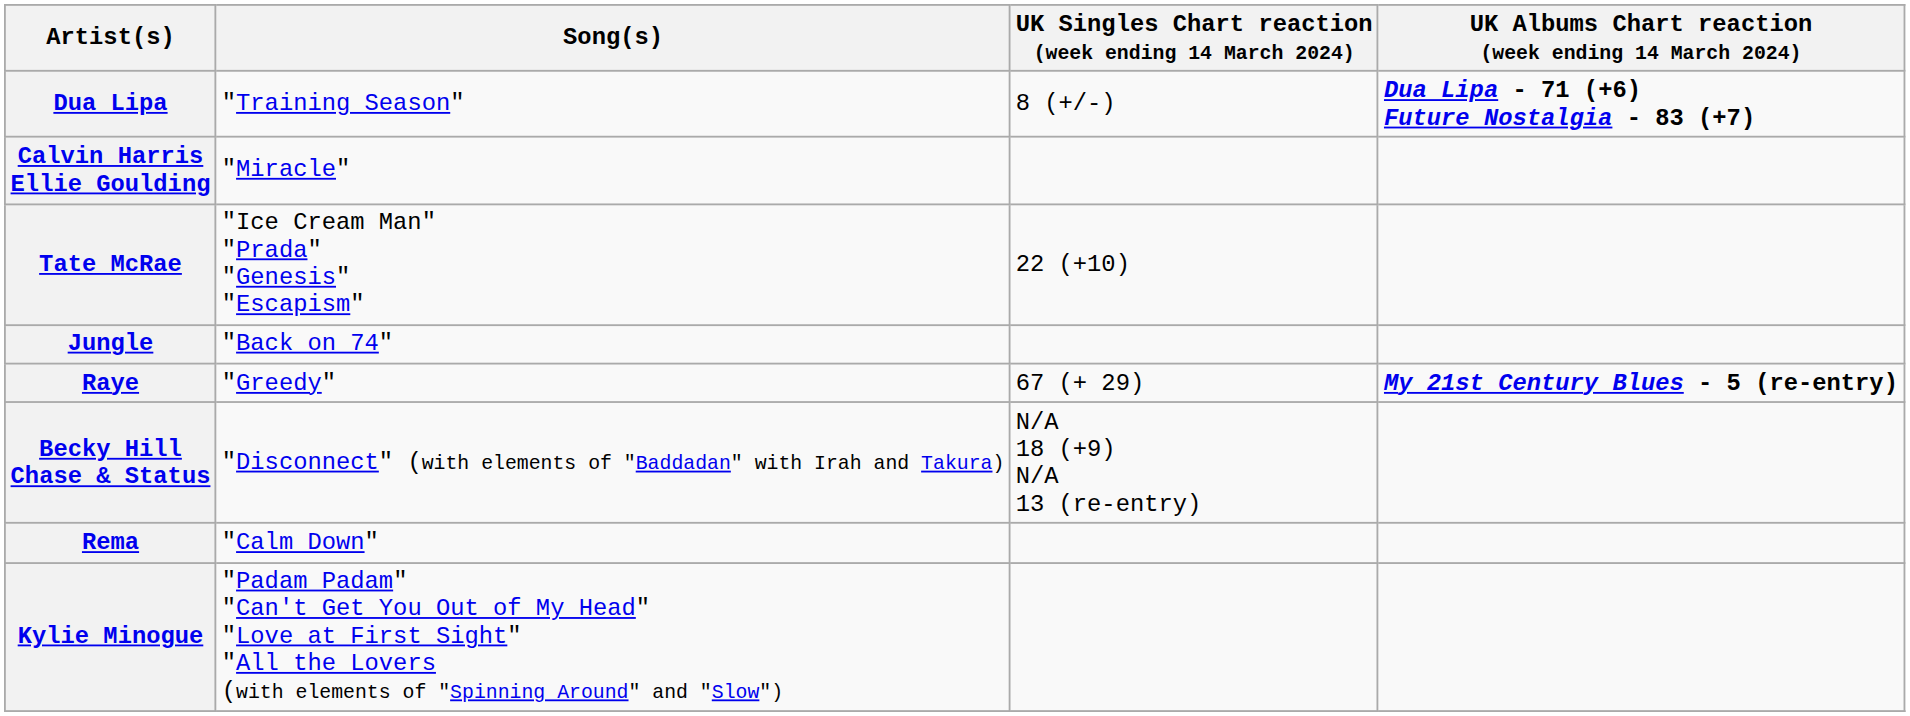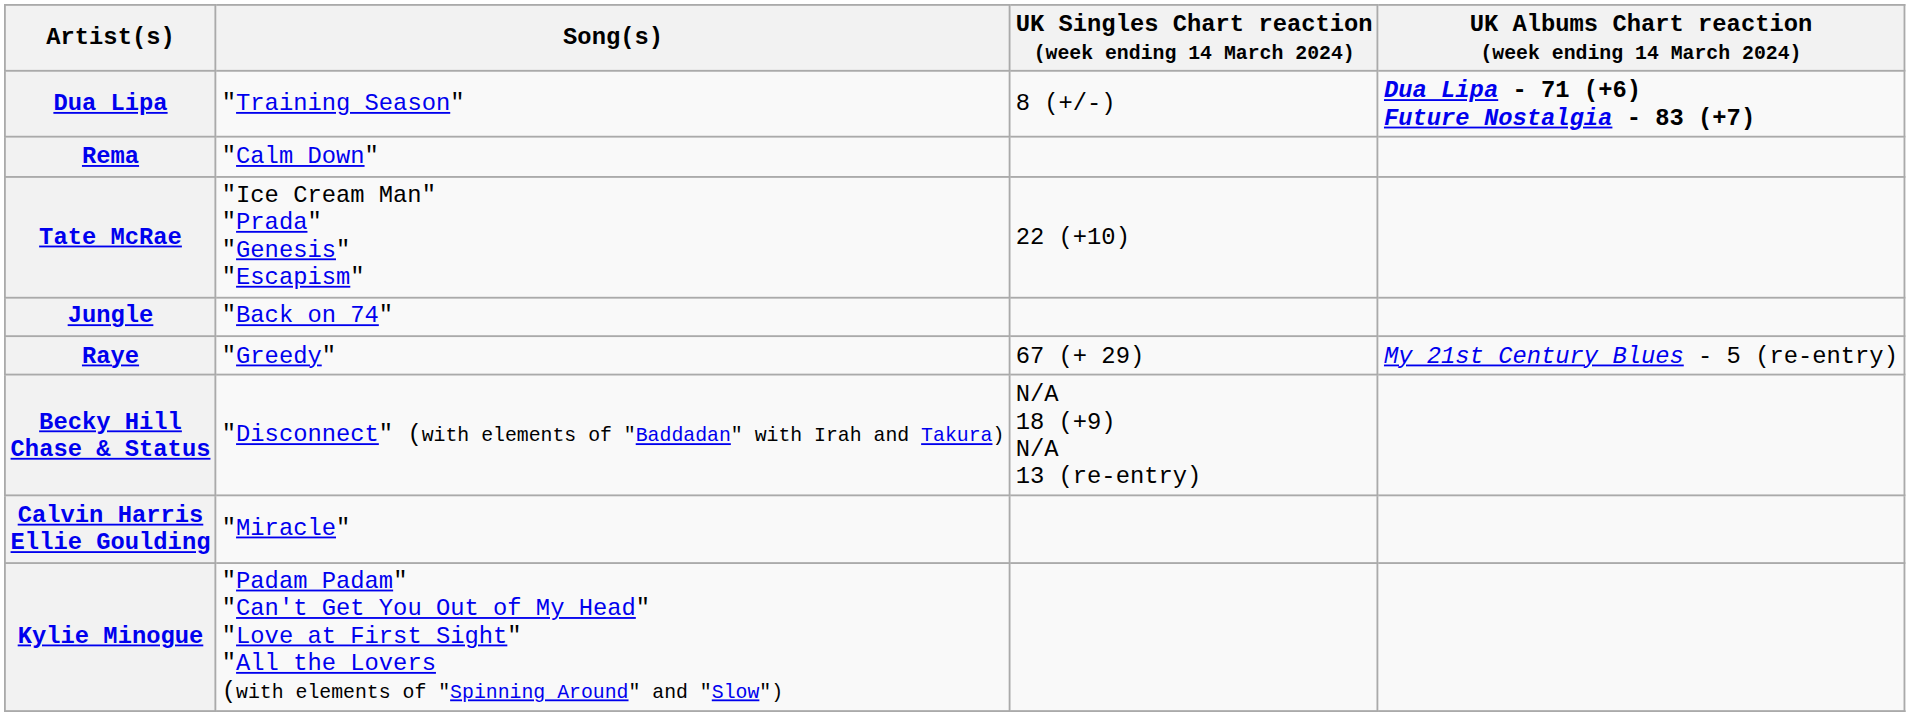rows swapped: (111, 170) <-> (111, 543)
(1641, 383) bold -> (1641, 355) normal
